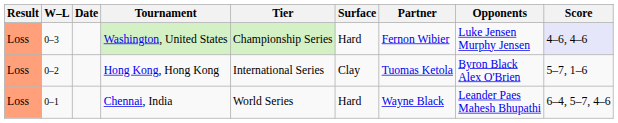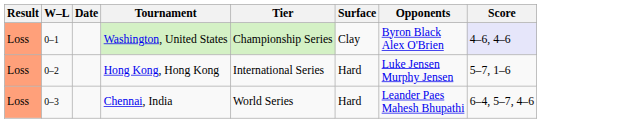- column: (417, 13)
(52, 39) 0–3 -> (52, 39) 0–1
(350, 38) Hard -> (349, 38) Clay
(494, 38) Luke Jensen Murphy Jensen -> (413, 38) Byron Black Alex O'Brien
(349, 70) Clay -> (350, 70) Hard
(489, 70) Byron Black Alex O'Brien -> (418, 70) Luke Jensen Murphy Jensen
(52, 102) 0–1 -> (52, 102) 0–3
